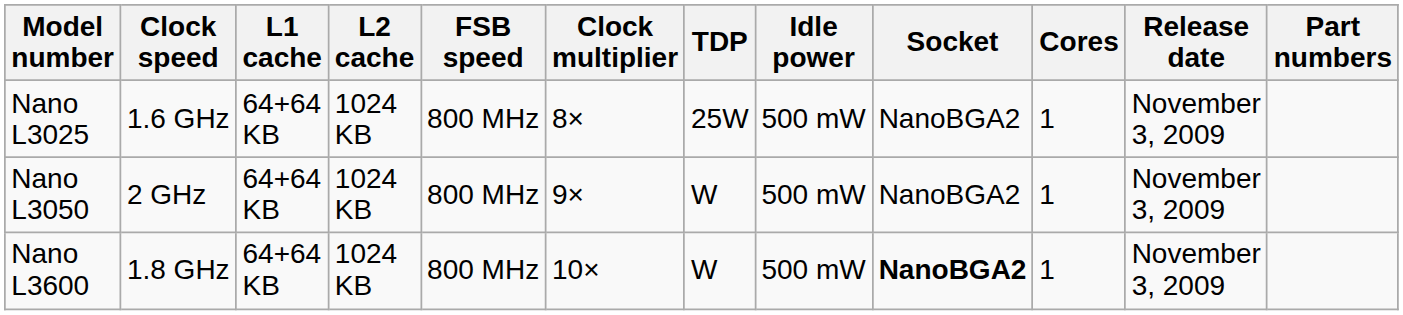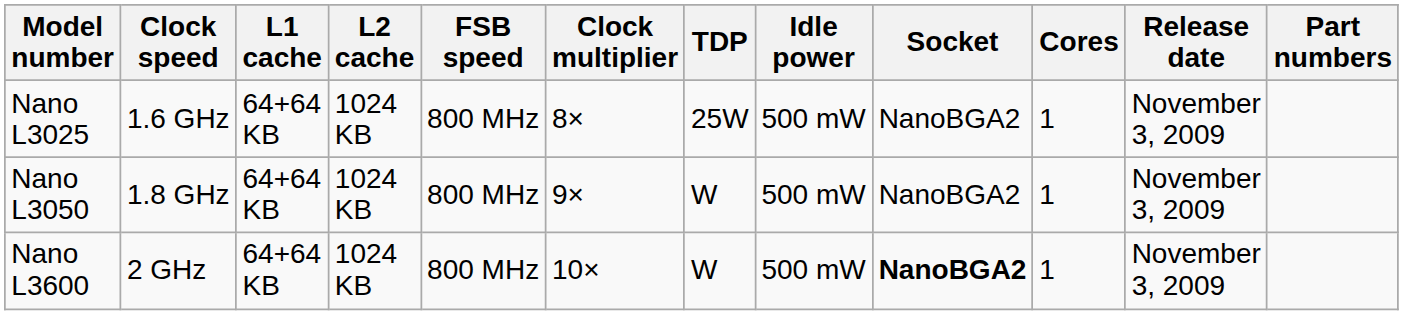(167, 194) 2 GHz -> (178, 194) 1.8 GHz
(178, 270) 1.8 GHz -> (167, 270) 2 GHz
